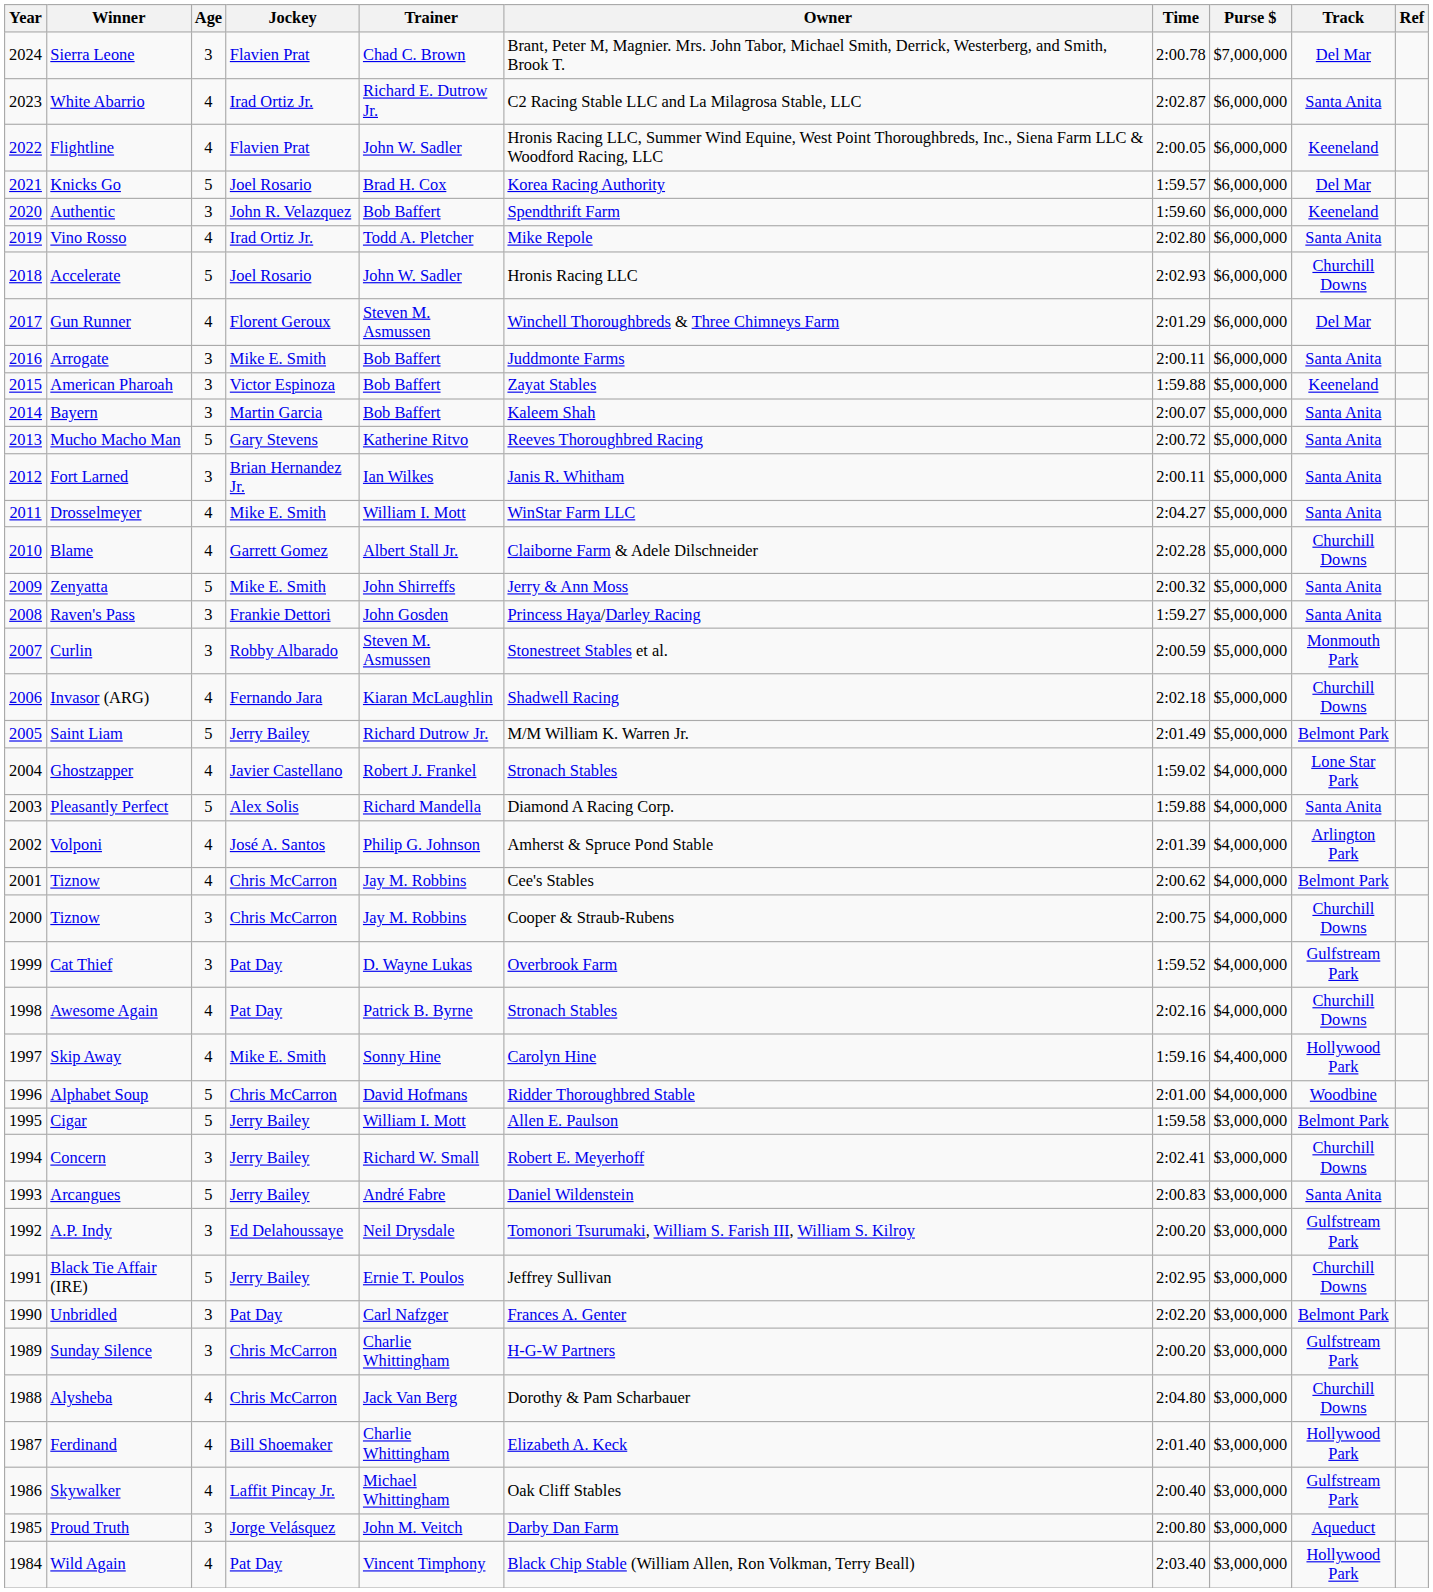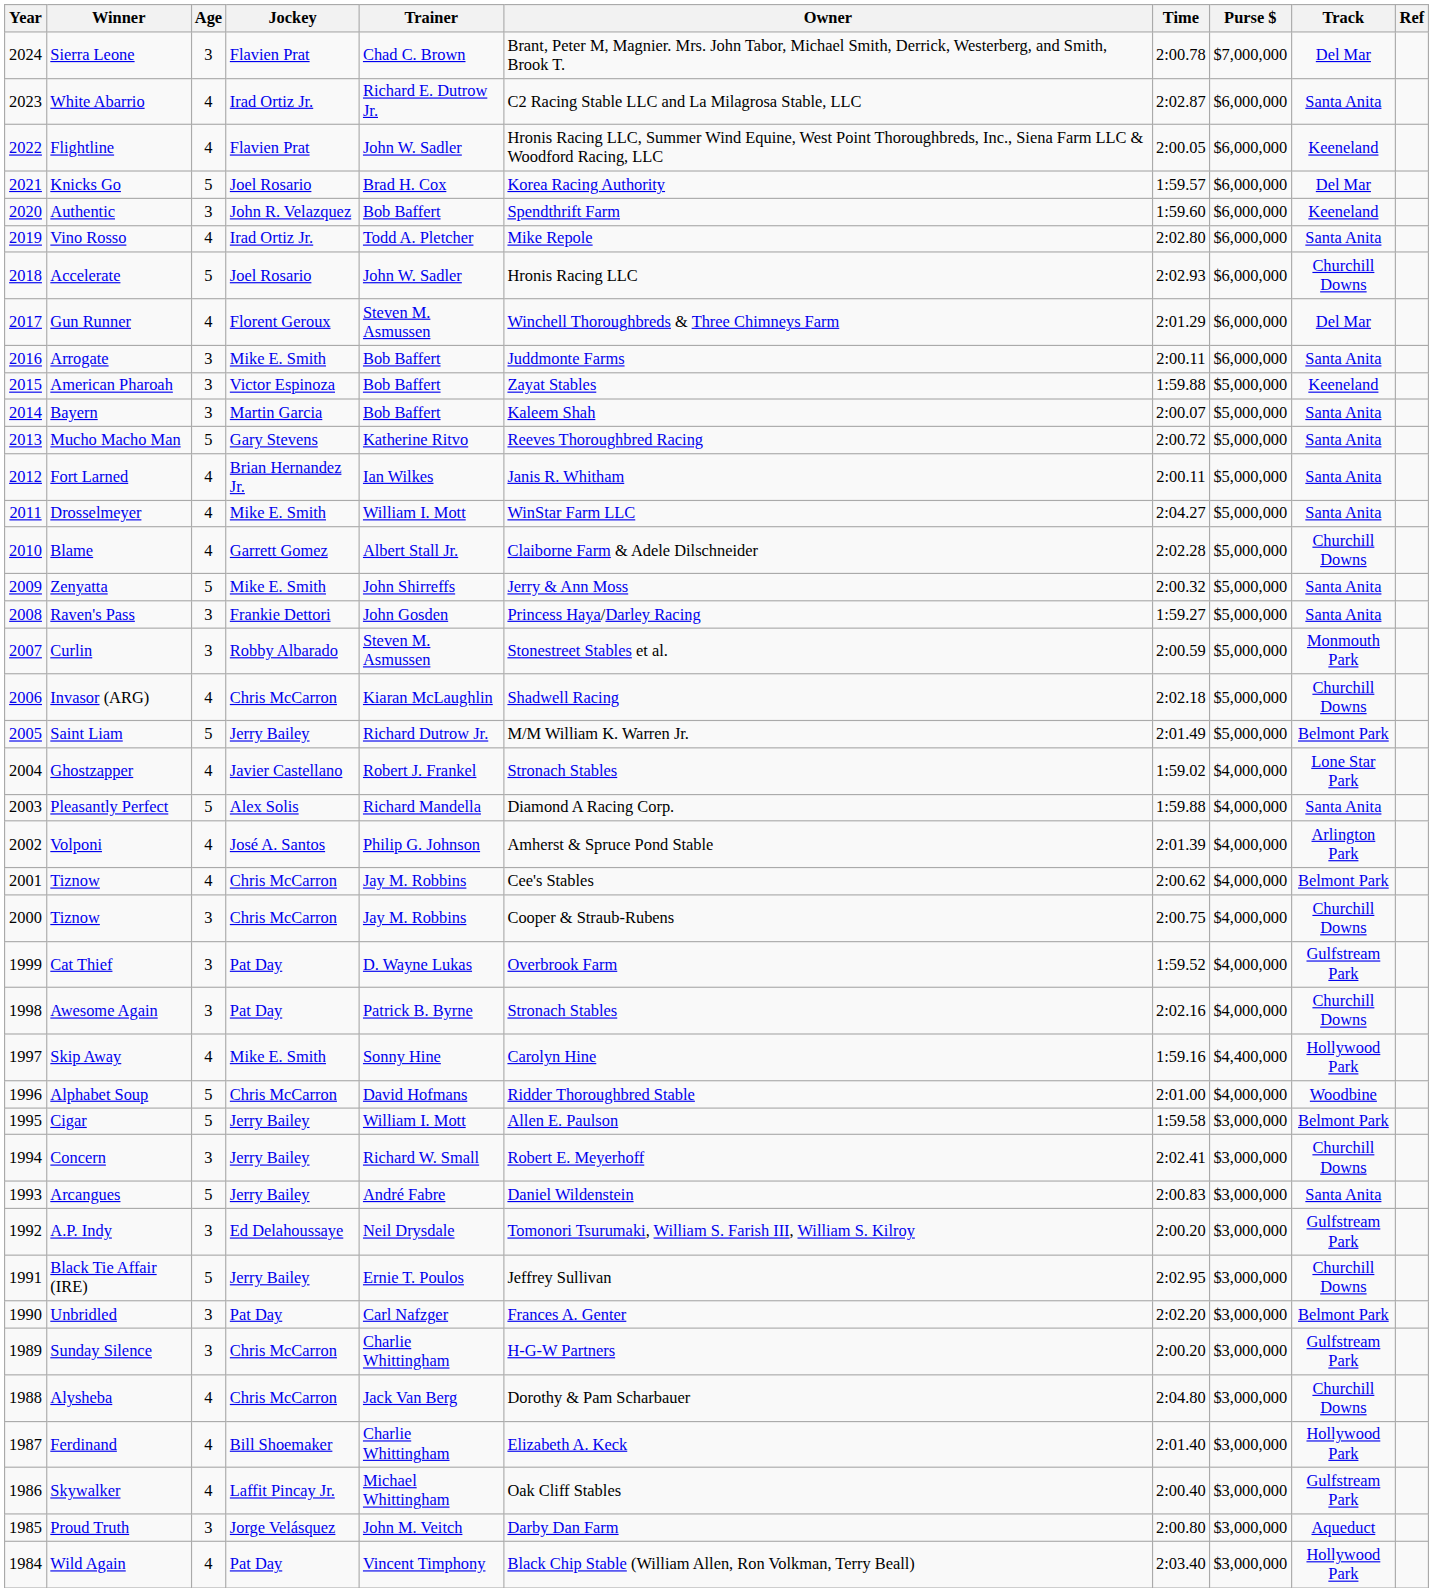(208, 476) 3 -> (208, 476) 4
(276, 697) Fernando Jara -> (283, 697) Chris McCarron
(208, 1011) 4 -> (208, 1011) 3
